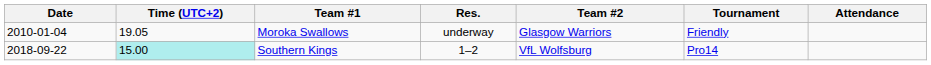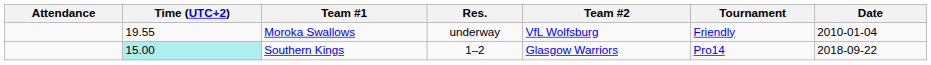columns swapped: (60, 13) <-> (867, 13)
(134, 32) 19.05 -> (140, 32) 19.55
(565, 32) Glasgow Warriors -> (562, 32) VfL Wolfsburg
(555, 50) VfL Wolfsburg -> (572, 50) Glasgow Warriors
